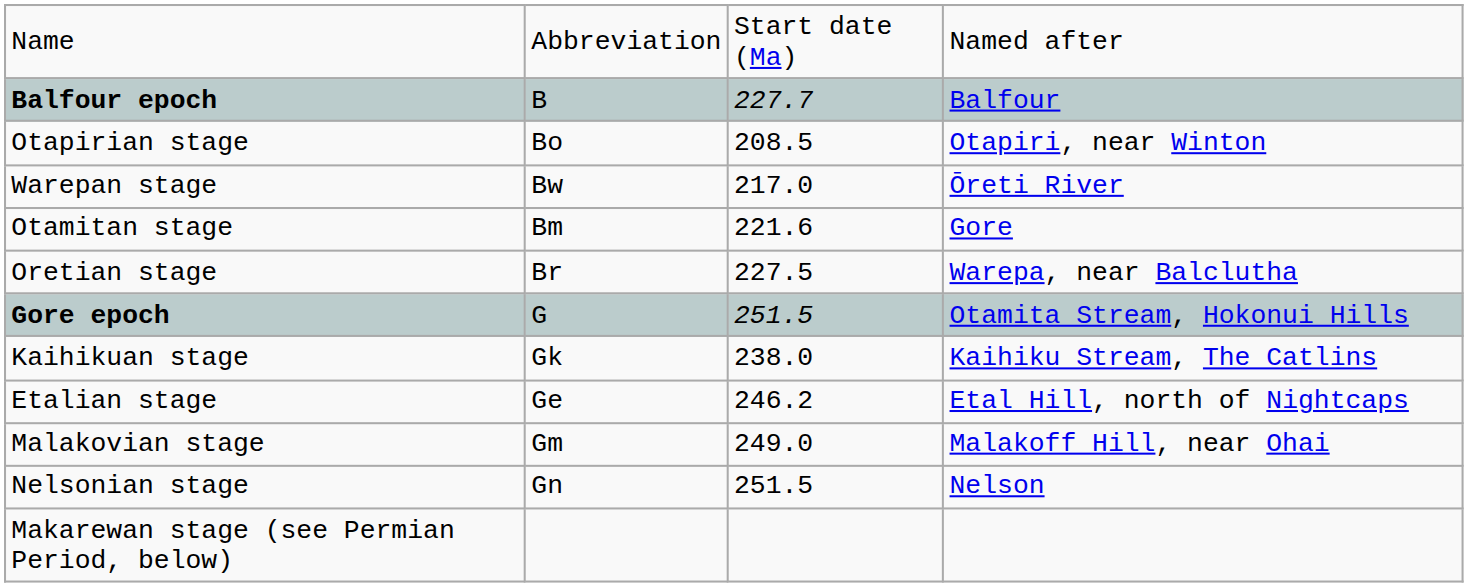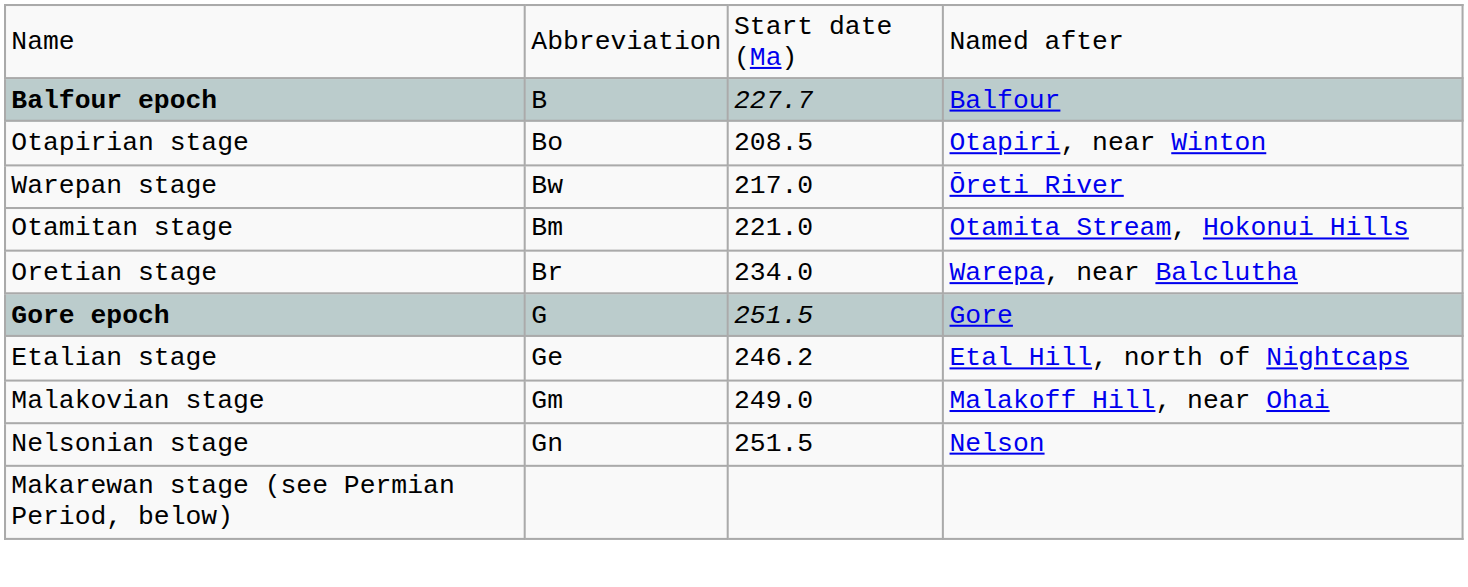(774, 229) 221.6 -> (774, 229) 221.0
(981, 229) Gore -> (1179, 229) Otamita Stream, Hokonui Hills
(774, 272) 227.5 -> (774, 272) 234.0
(1179, 315) Otamita Stream, Hokonui Hills -> (981, 315) Gore
- row: (130, 358)
